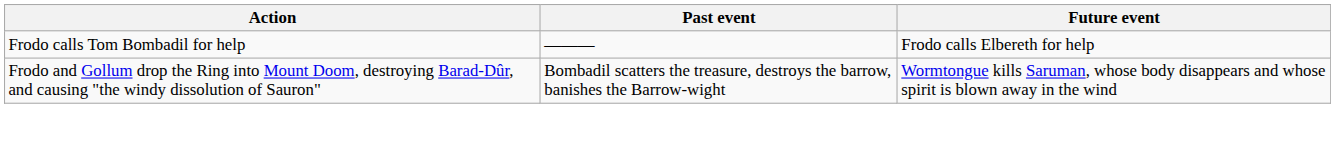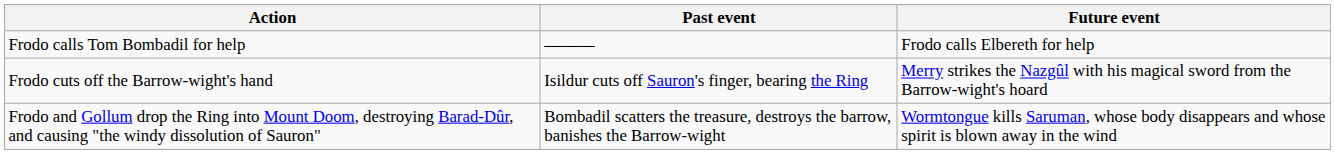+ row: (141, 80)
